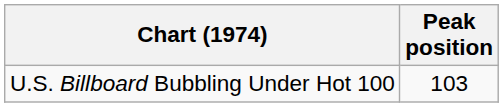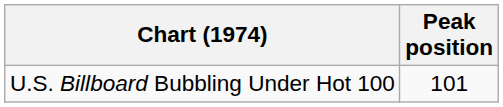(449, 83) 103 -> (449, 83) 101
